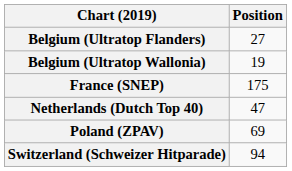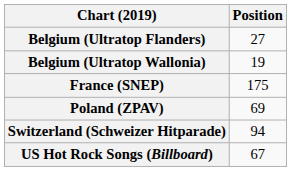- row: (117, 108)
+ row: (117, 154)
